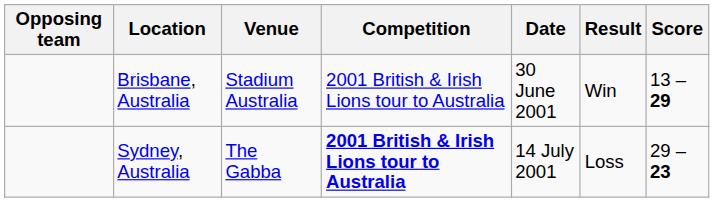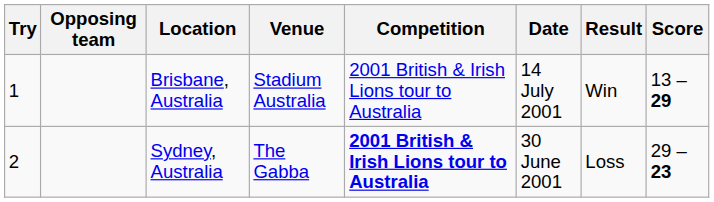+ column: (23, 29)
(536, 90) 30 June 2001 -> (541, 90) 14 July 2001
(545, 161) 14 July 2001 -> (541, 161) 30 June 2001
